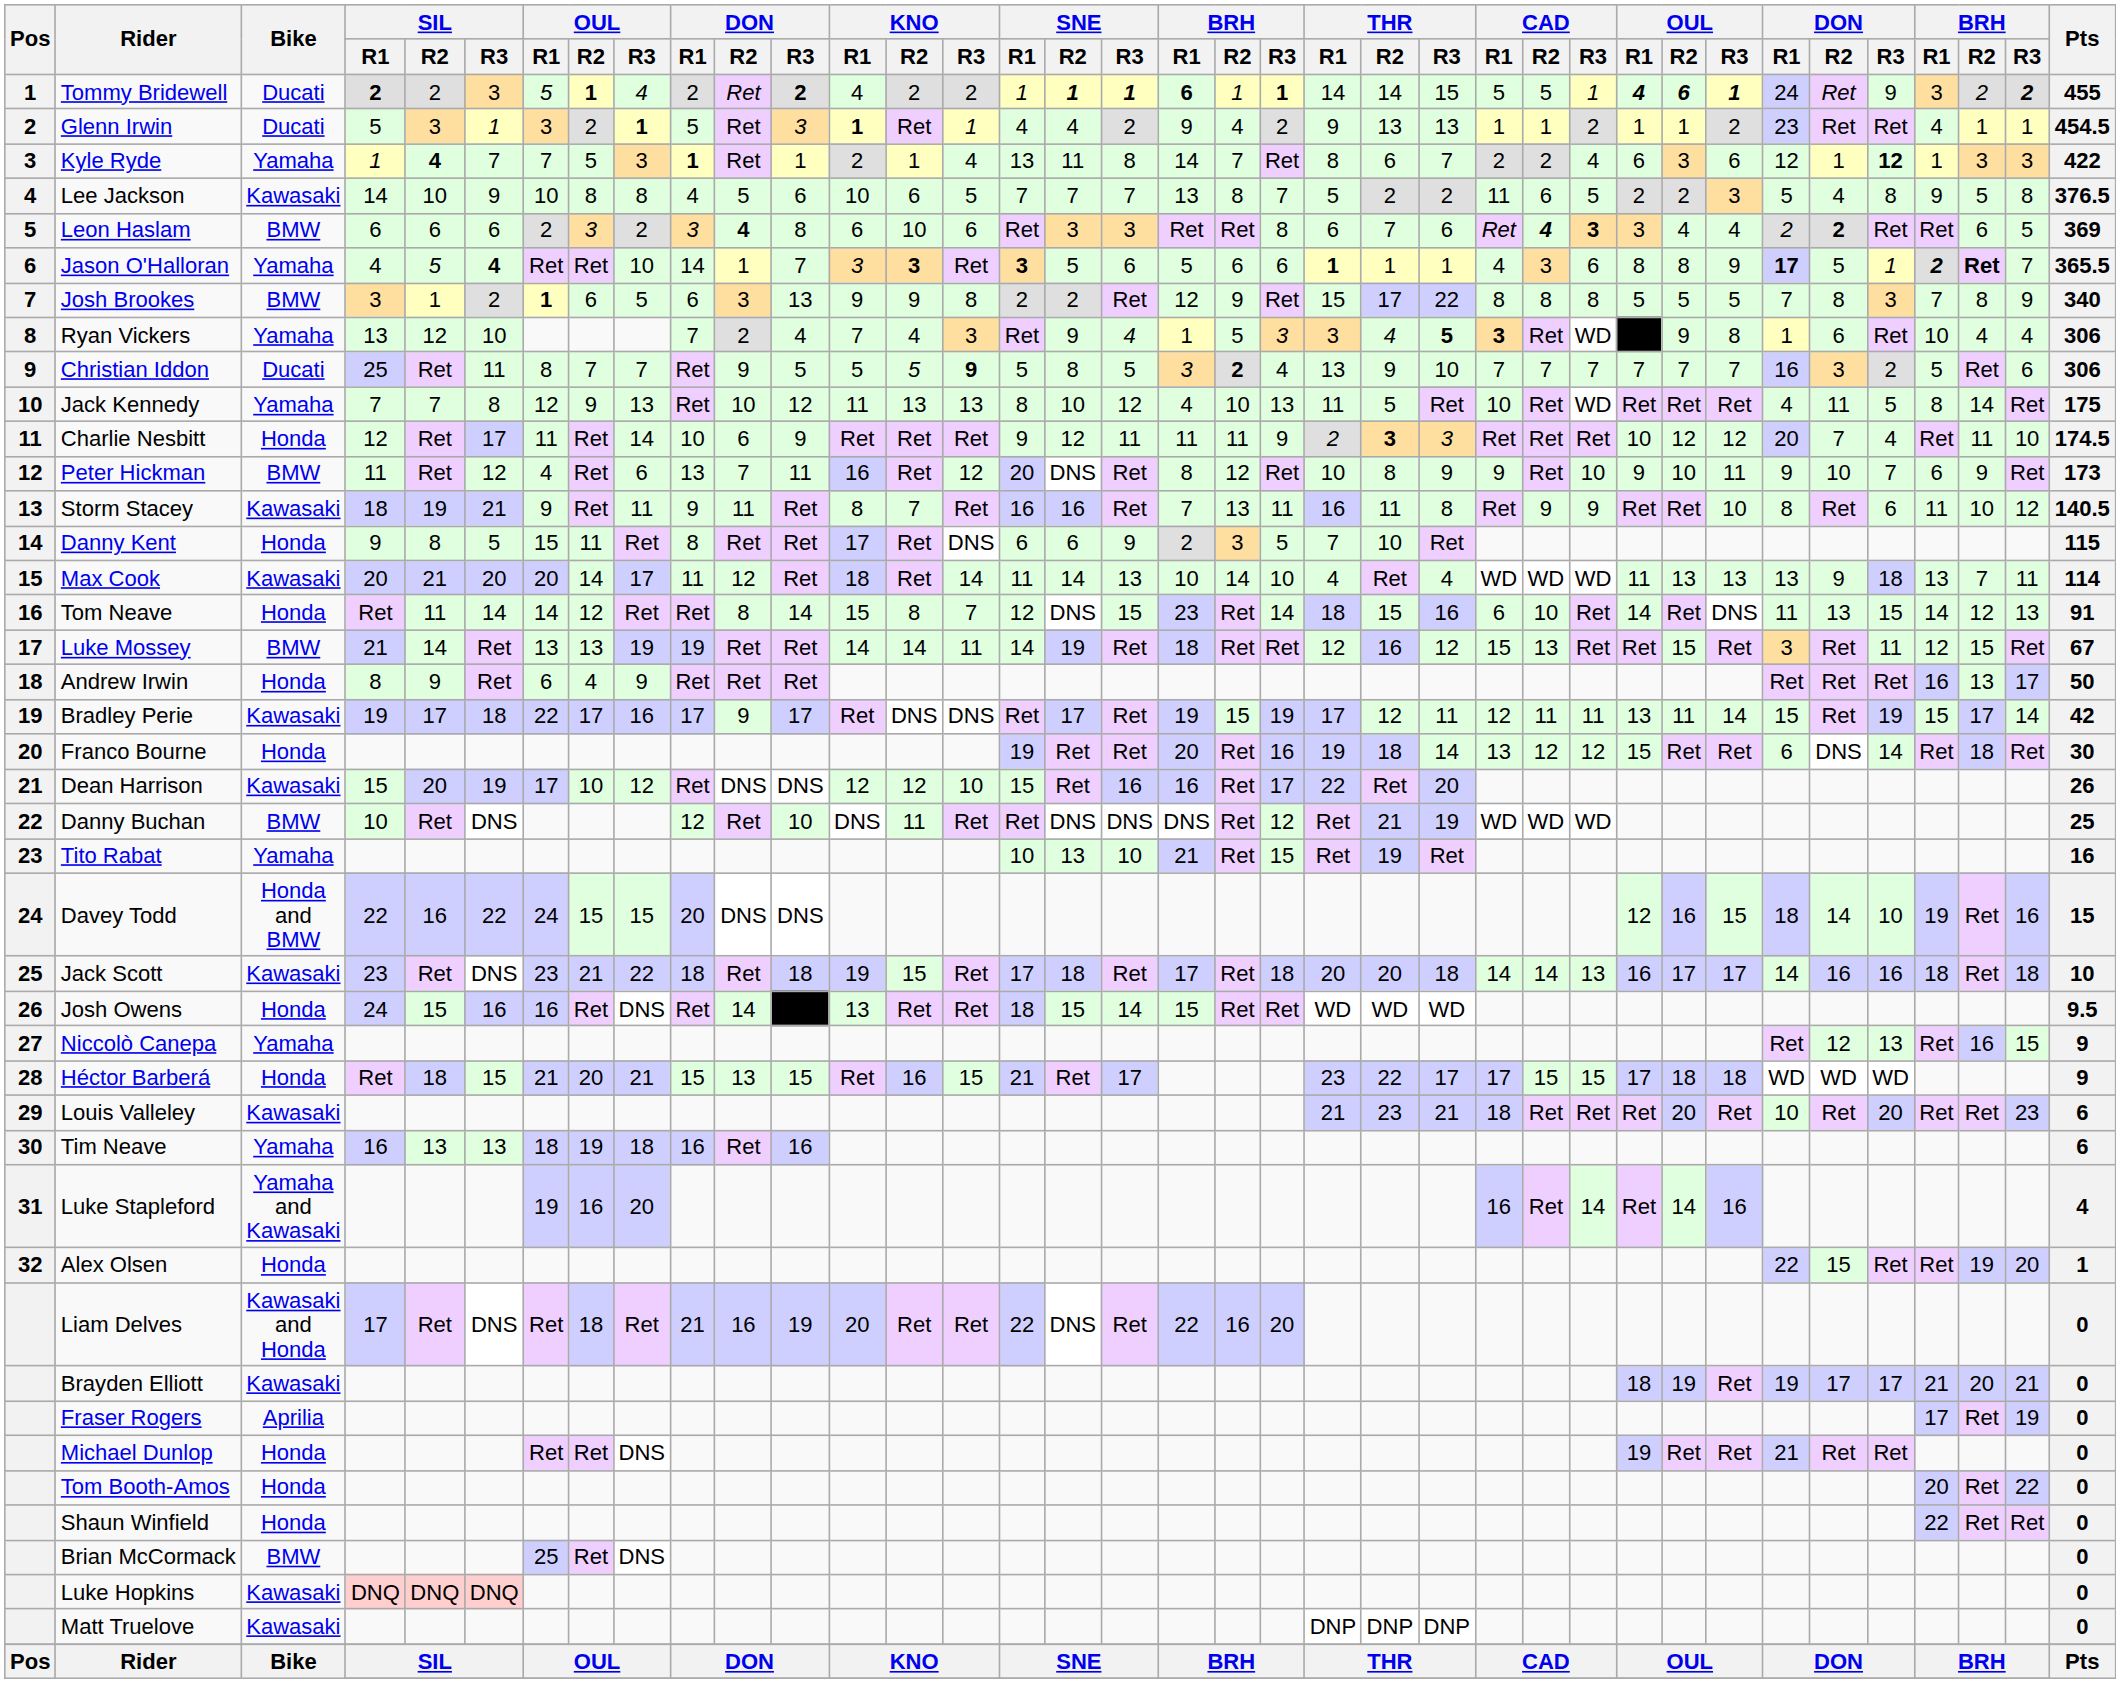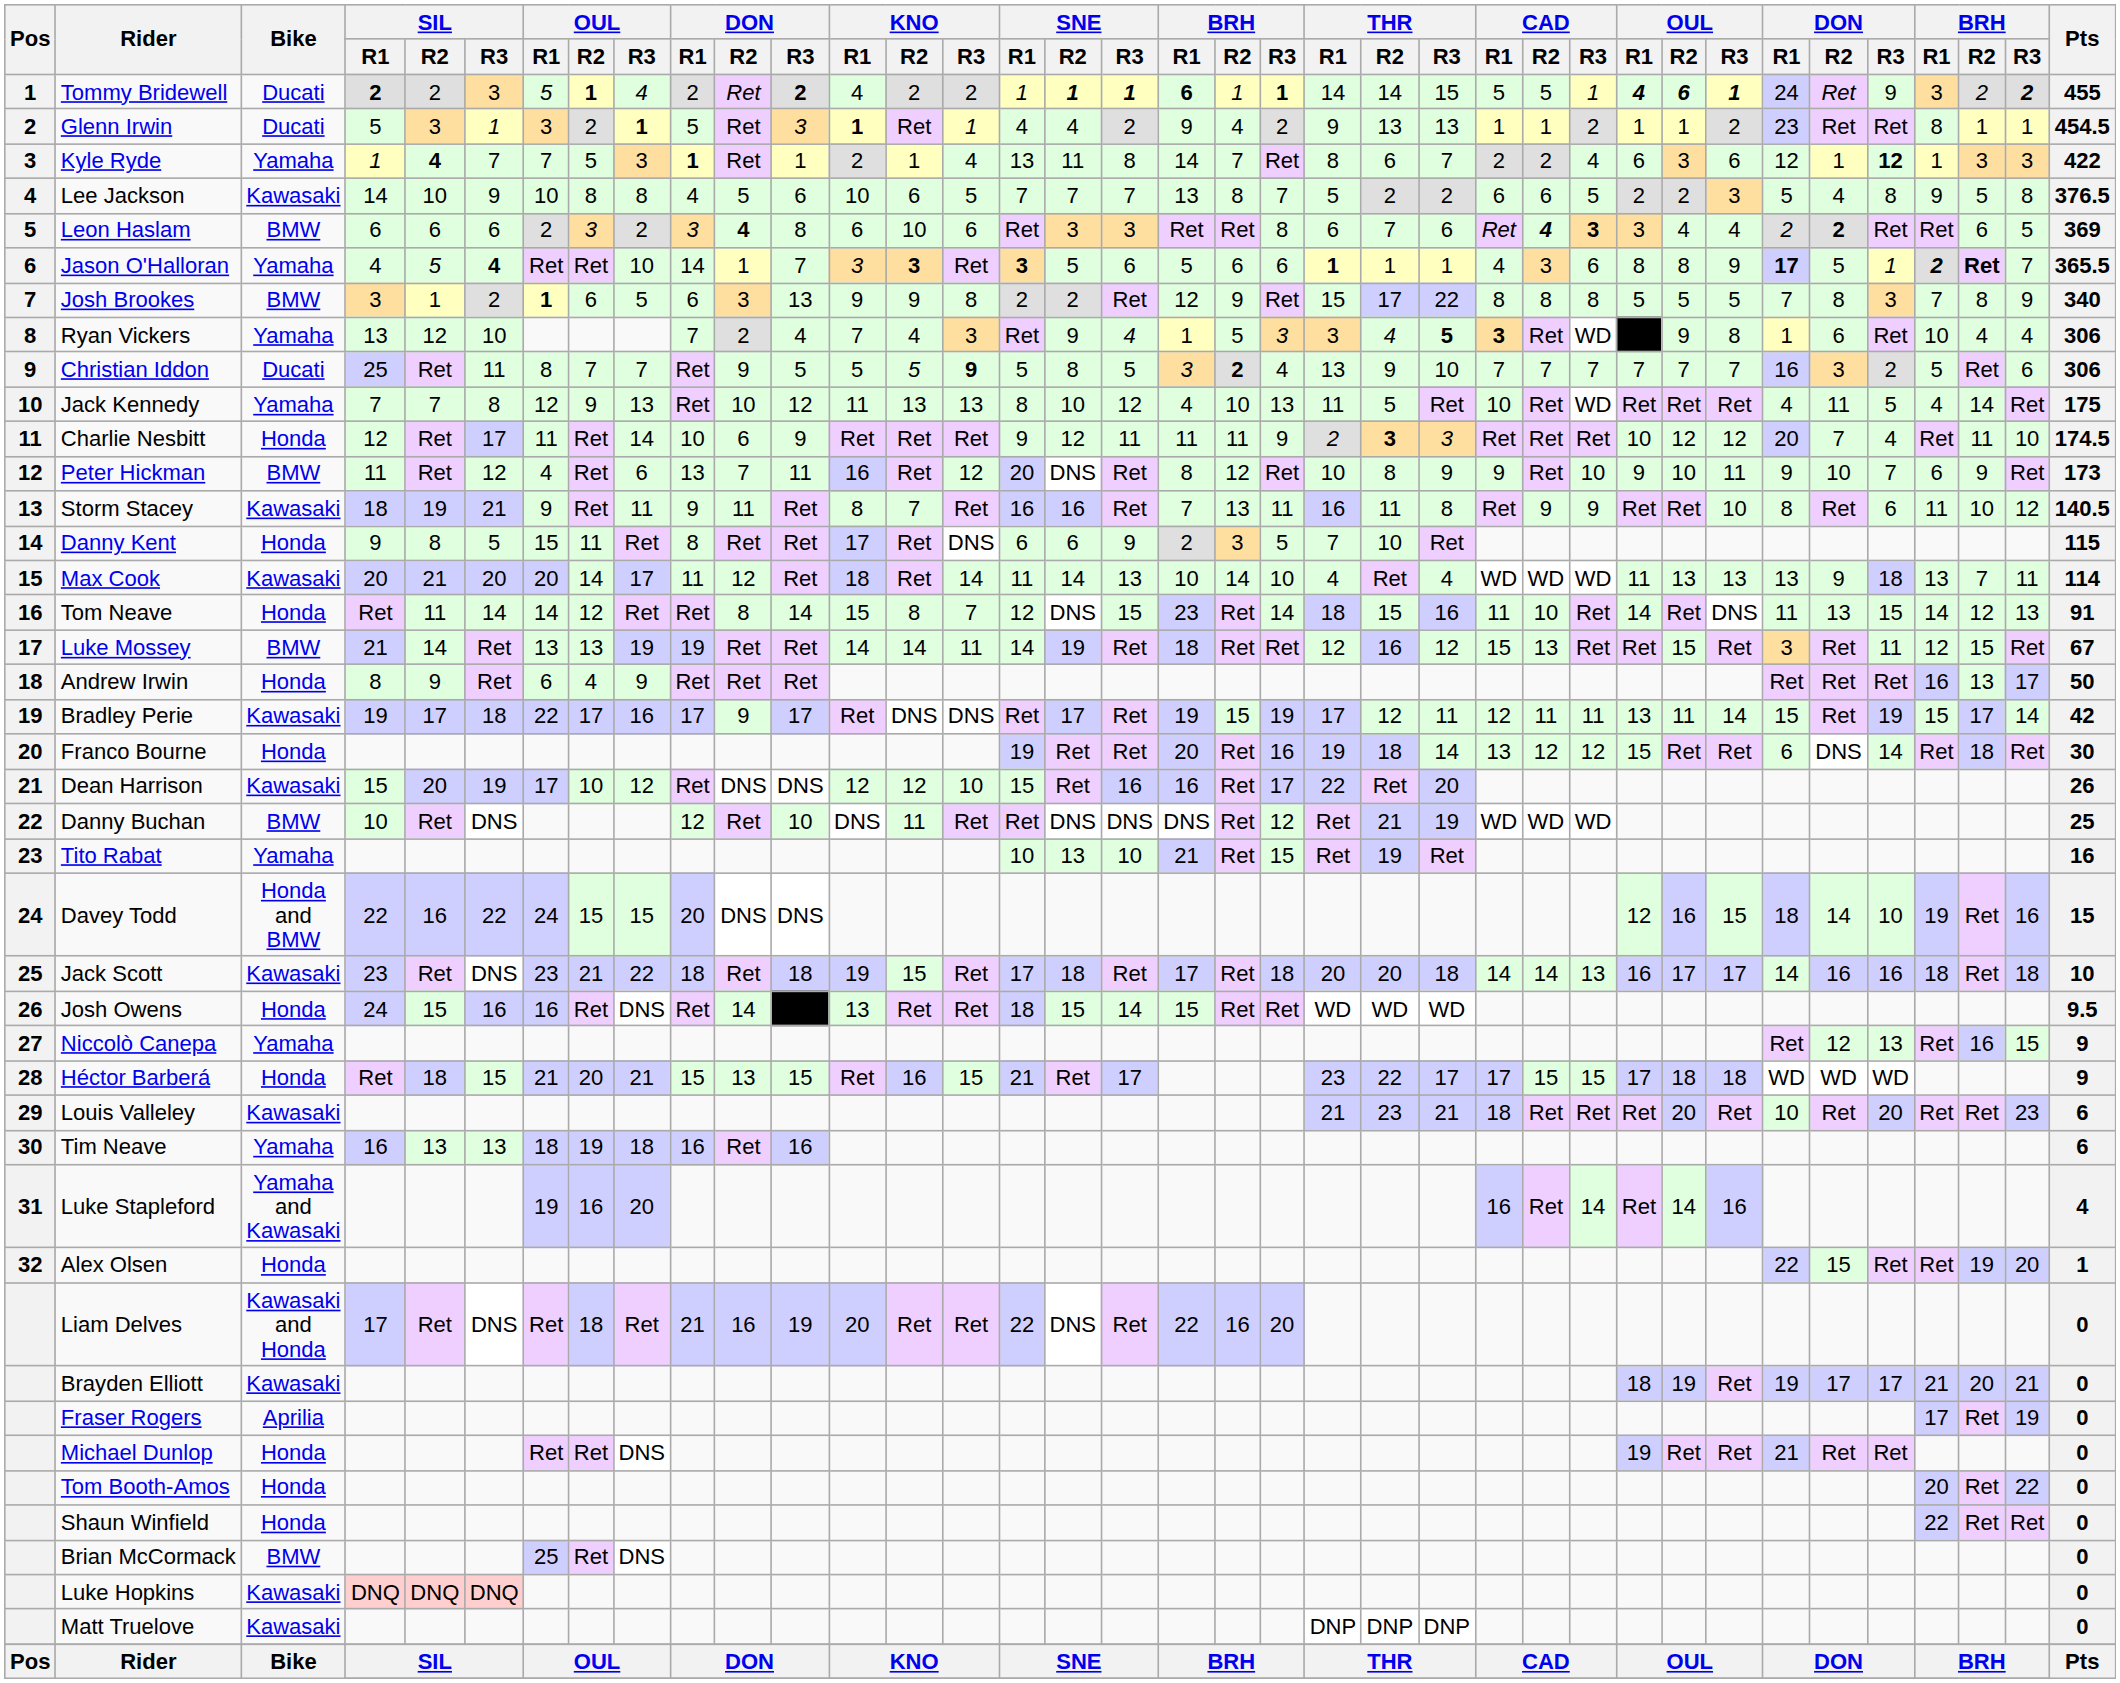(1937, 126) 4 -> (1937, 126) 8
(1499, 195) 11 -> (1499, 195) 6
(1937, 404) 8 -> (1937, 404) 4
(1499, 612) 6 -> (1499, 612) 11
